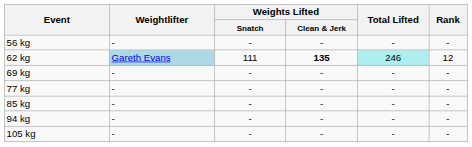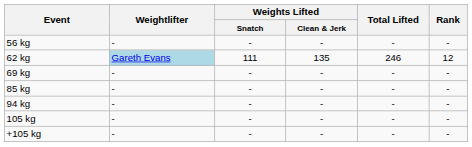(322, 58) bold -> (322, 58) normal
(393, 58) paleturquoise background -> (393, 58) no background
- row: (18, 89)
+ row: (24, 134)
